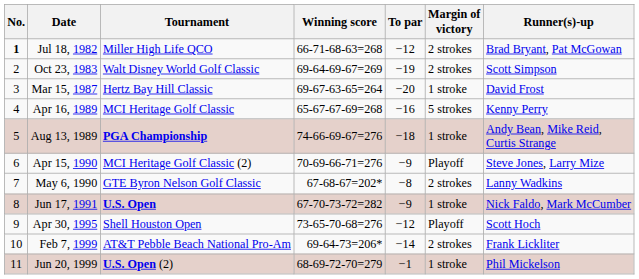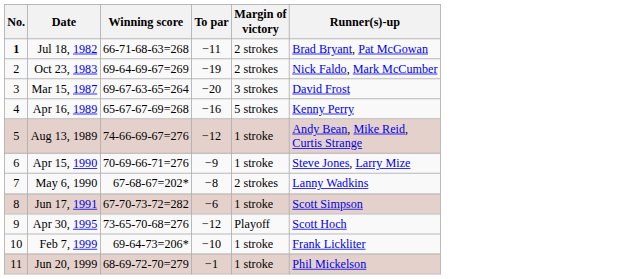- column: (197, 21)
(405, 49) −12 -> (212, 49) −11
(521, 69) Scott Simpson -> (365, 69) Nick Faldo, Mark McCumber
(447, 89) 1 stroke -> (256, 89) 3 strokes
(405, 136) −18 -> (212, 136) −12
(446, 163) Playoff -> (254, 163) 1 stroke
(405, 203) −9 -> (212, 203) −6
(559, 203) Nick Faldo, Mark McCumber -> (328, 203) Scott Simpson
(405, 244) −14 -> (212, 244) −10
(450, 244) 2 strokes -> (254, 244) 1 stroke
